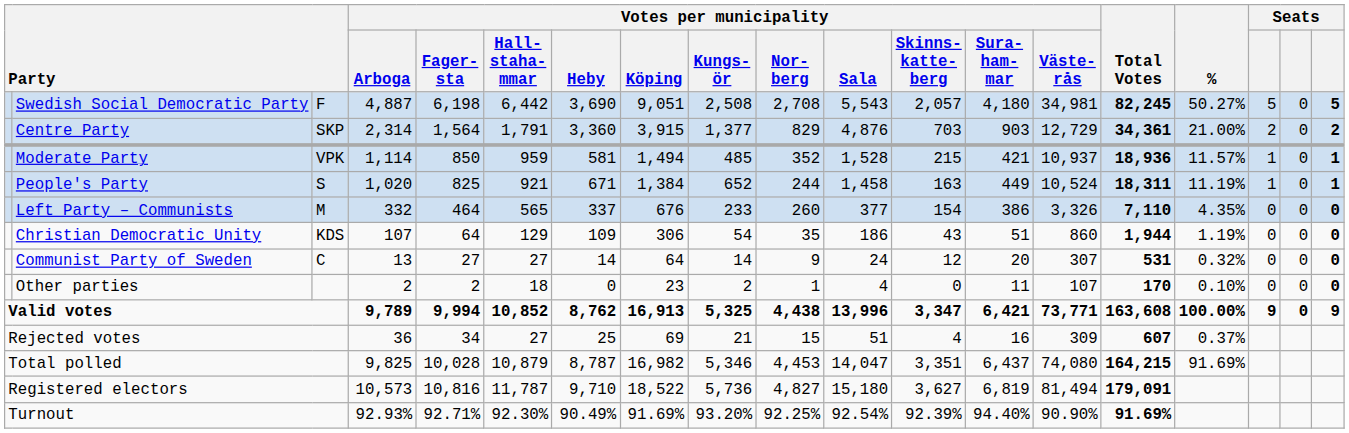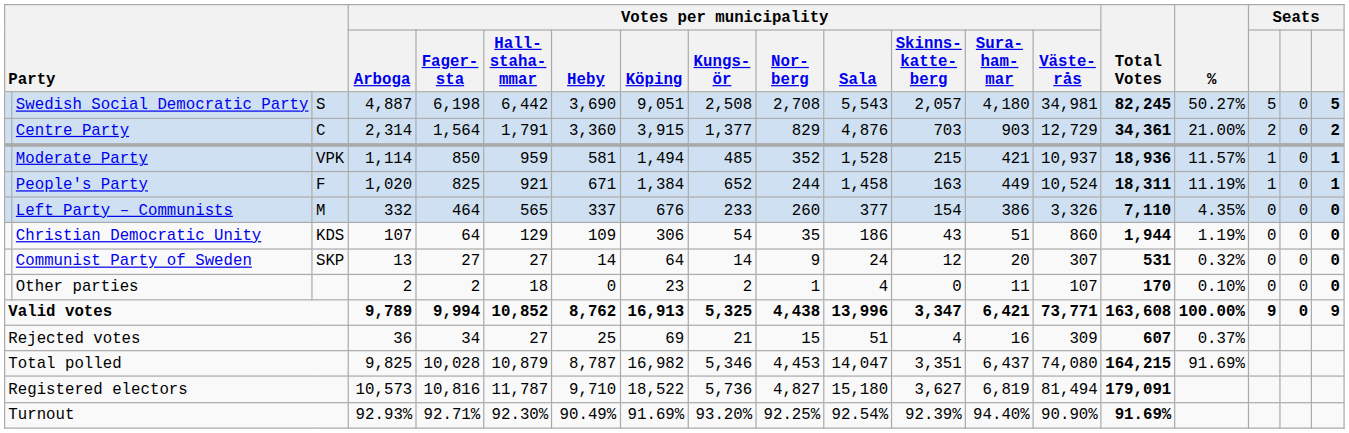(321, 105) F -> (321, 105) S
(330, 131) SKP -> (321, 131) C
(321, 184) S -> (321, 184) F
(321, 261) C -> (330, 261) SKP
